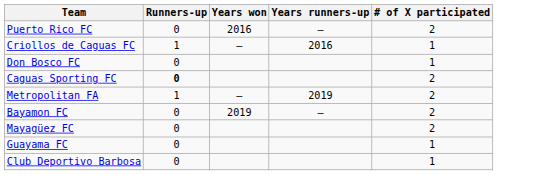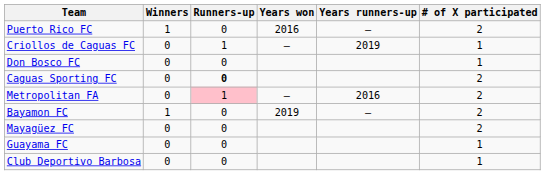+ column: (167, 13)
(320, 46) 2016 -> (368, 46) 2019
(176, 95) no background -> (224, 95) pink background
(320, 95) 2019 -> (368, 95) 2016
